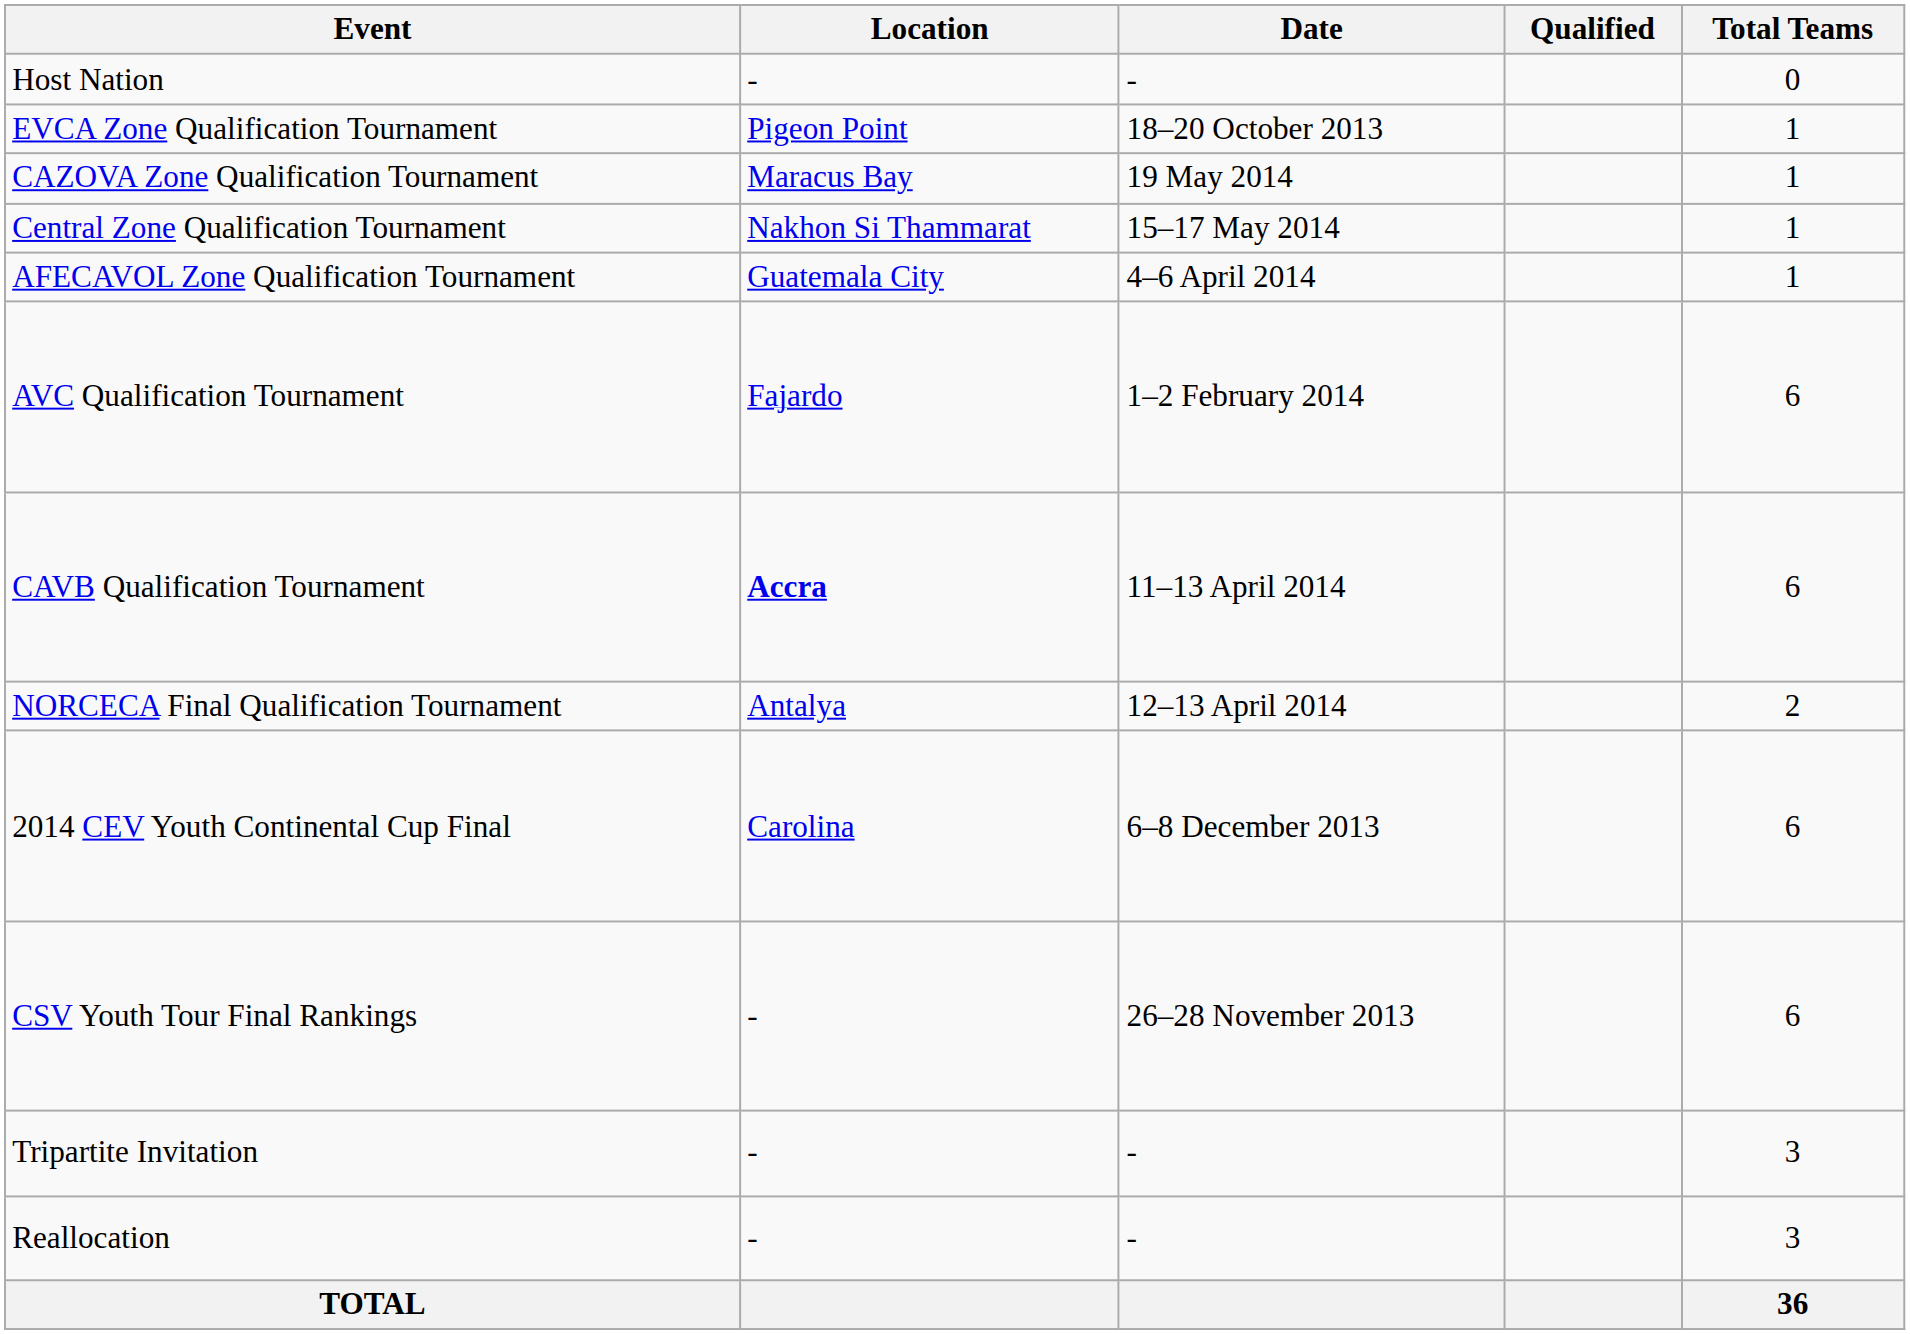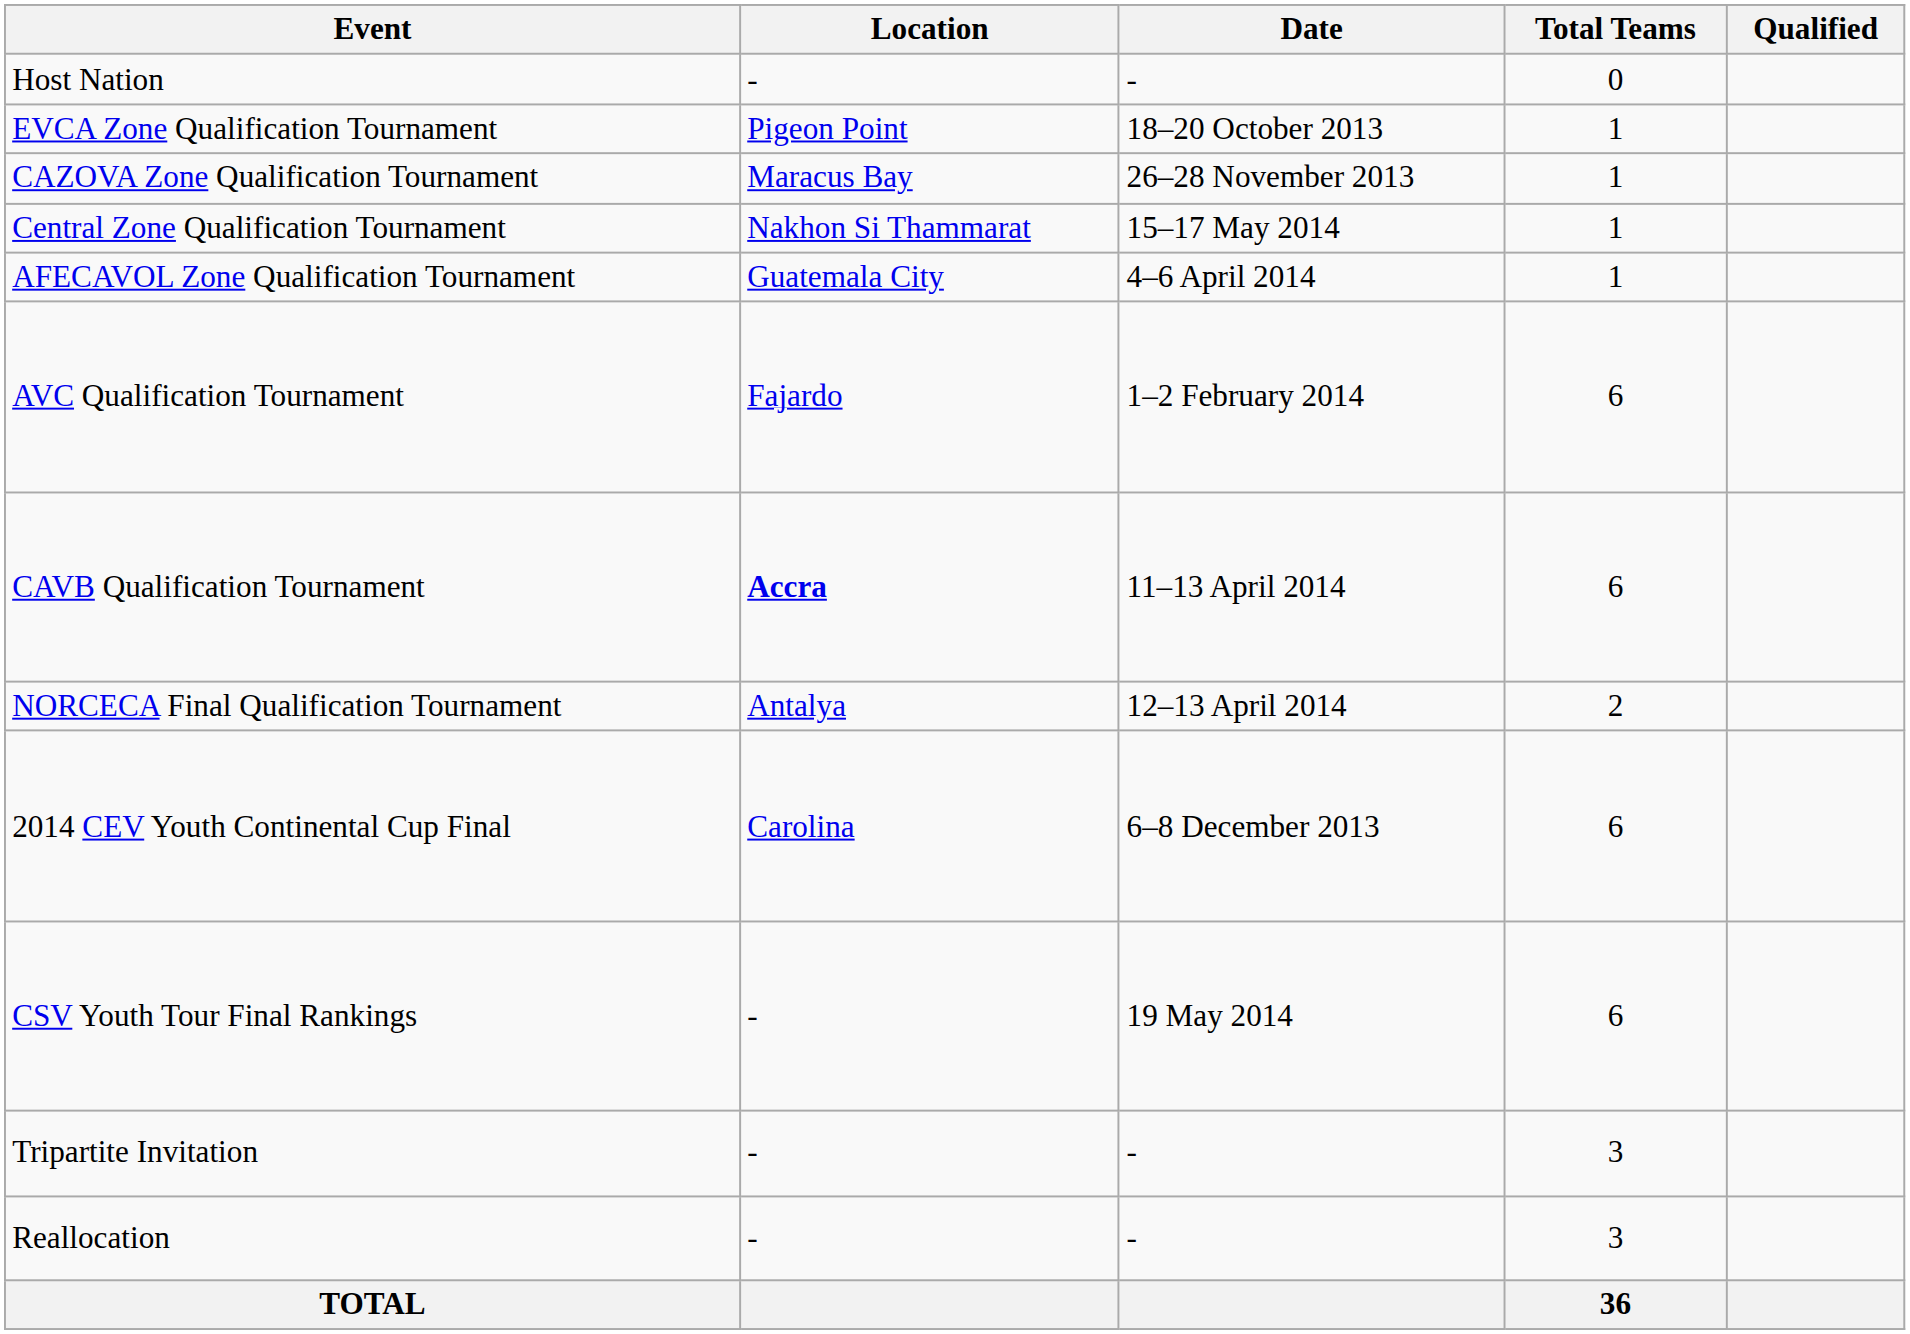columns swapped: (1793, 29) <-> (1592, 29)
(1210, 177) 19 May 2014 -> (1270, 177) 26–28 November 2013
(1270, 1015) 26–28 November 2013 -> (1210, 1015) 19 May 2014
